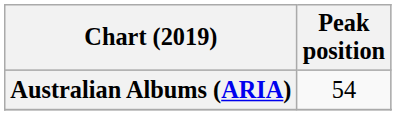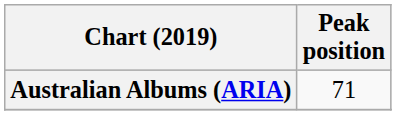(344, 89) 54 -> (344, 89) 71
